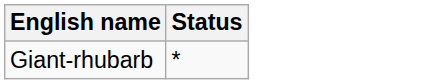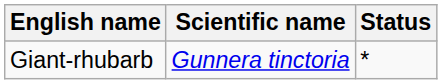+ column: (261, 22)
